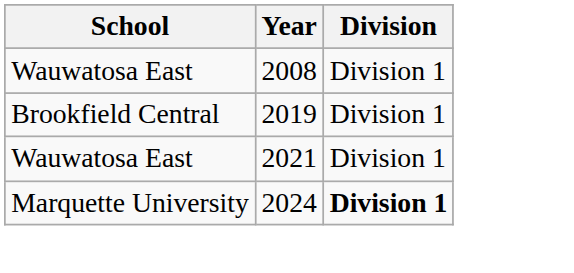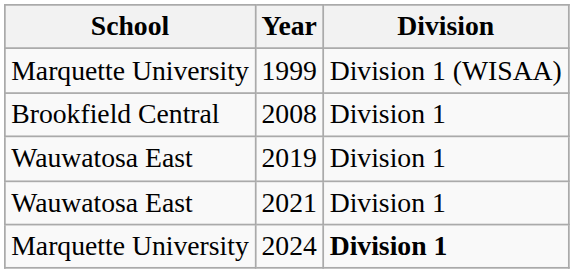+ row: (289, 70)
(102, 70) Wauwatosa East -> (115, 114) Brookfield Central
(115, 114) Brookfield Central -> (102, 158) Wauwatosa East
